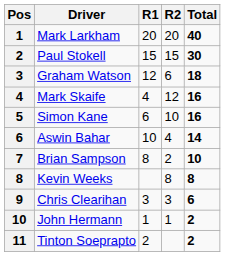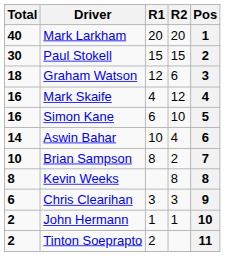columns swapped: (19, 14) <-> (202, 14)
